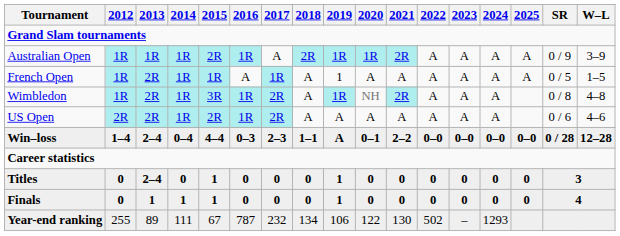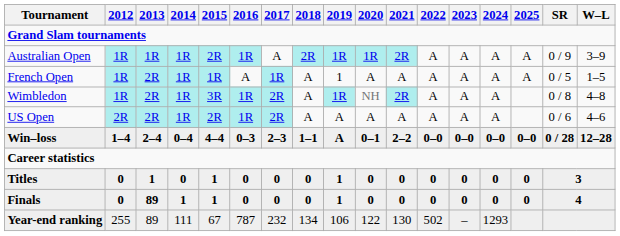(152, 178) 2–4 -> (152, 178) 1
(152, 199) 1 -> (152, 199) 89
